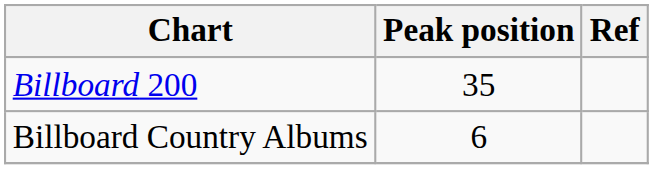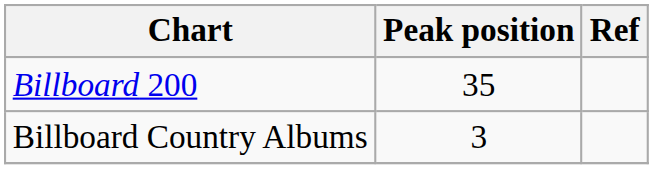(479, 136) 6 -> (479, 136) 3
